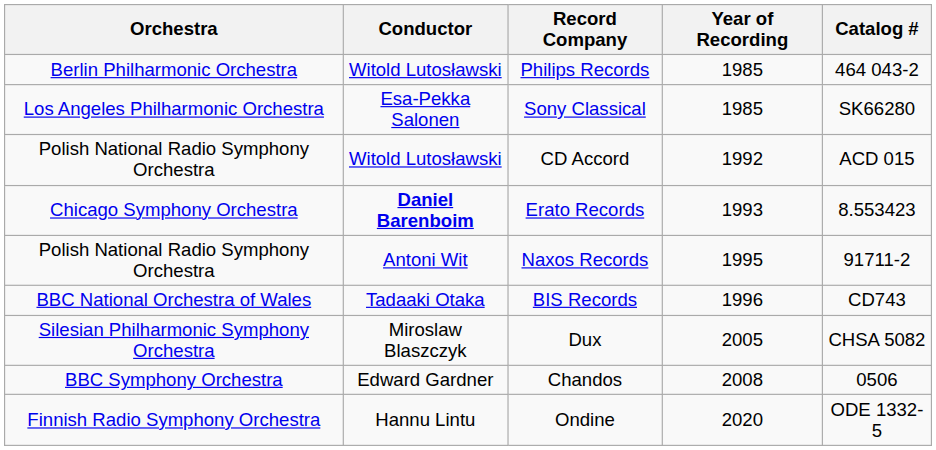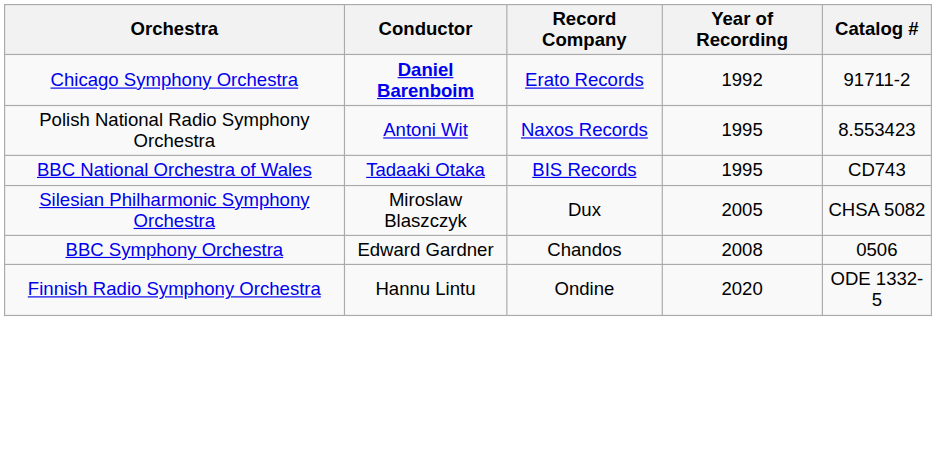- row: (585, 69)
- row: (585, 109)
- row: (585, 159)
(742, 210) 1993 -> (742, 79) 1992
(877, 210) 8.553423 -> (877, 79) 91711-2
(877, 260) 91711-2 -> (877, 130) 8.553423
(742, 300) 1996 -> (742, 170) 1995
